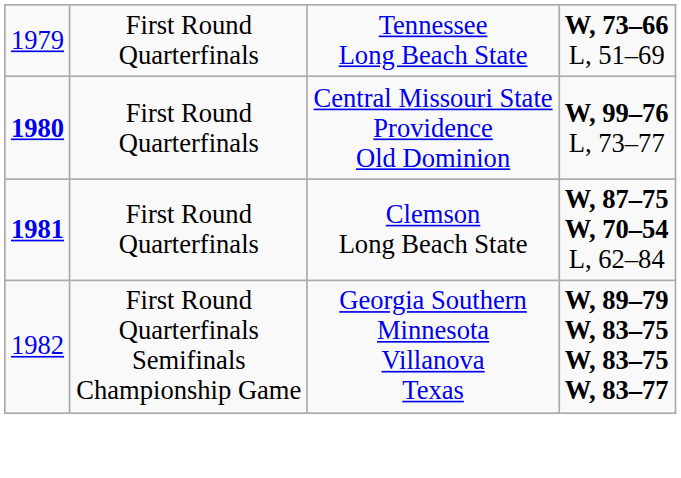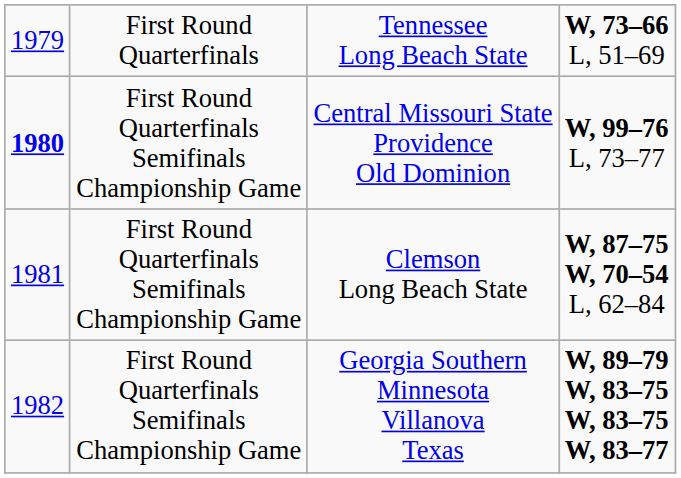(189, 127) First Round Quarterfinals -> (189, 142) First Round Quarterfinals Semifinals Championship Game
(38, 229) bold -> (38, 274) normal
(189, 229) First Round Quarterfinals -> (189, 274) First Round Quarterfinals Semifinals Championship Game
